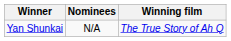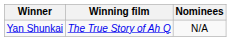columns swapped: (172, 12) <-> (92, 12)
